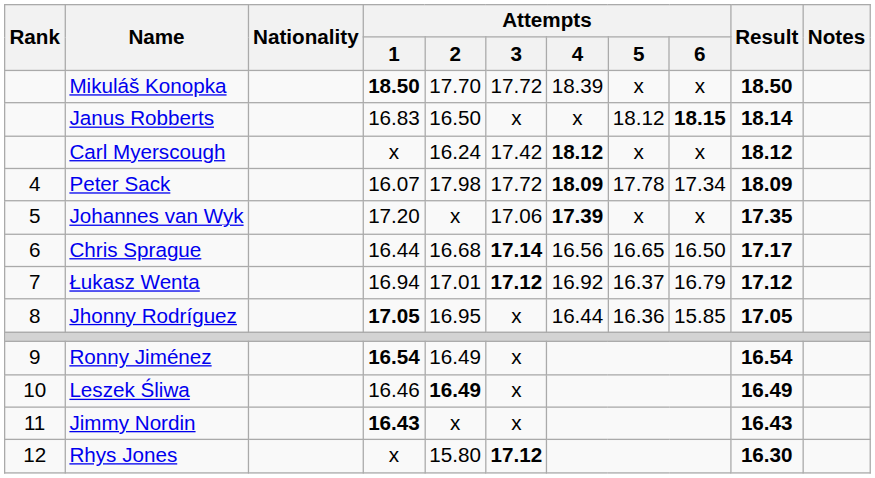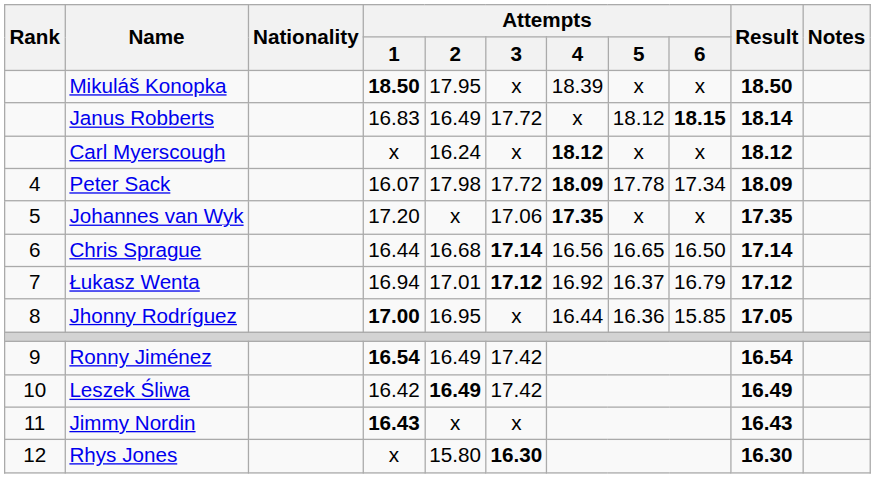(455, 86) 17.70 -> (455, 86) 17.95
(516, 86) 17.72 -> (516, 86) x
(455, 119) 16.50 -> (455, 119) 16.49
(516, 119) x -> (516, 119) 17.72
(516, 151) 17.42 -> (516, 151) x
(577, 217) 17.39 -> (577, 217) 17.35
(767, 250) 17.17 -> (767, 250) 17.14
(394, 315) 17.05 -> (394, 315) 17.00
(516, 357) x -> (516, 357) 17.42
(394, 390) 16.46 -> (394, 390) 16.42
(516, 390) x -> (516, 390) 17.42
(516, 455) 17.12 -> (516, 455) 16.30
